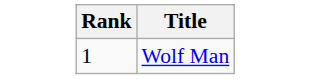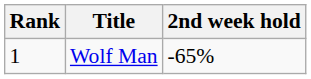+ column: (234, 21)
